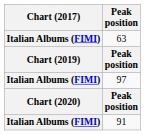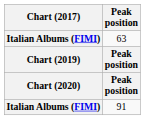- row: (121, 80)
